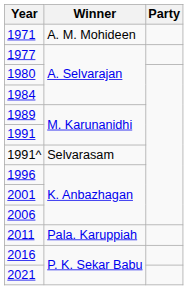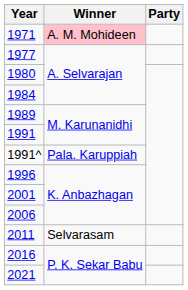(91, 34) no background -> (91, 34) pink background
(81, 154) Selvarasam -> (92, 154) Pala. Karuppiah
(92, 235) Pala. Karuppiah -> (81, 235) Selvarasam
